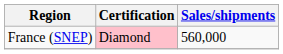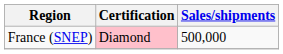(204, 37) 560,000 -> (204, 37) 500,000
